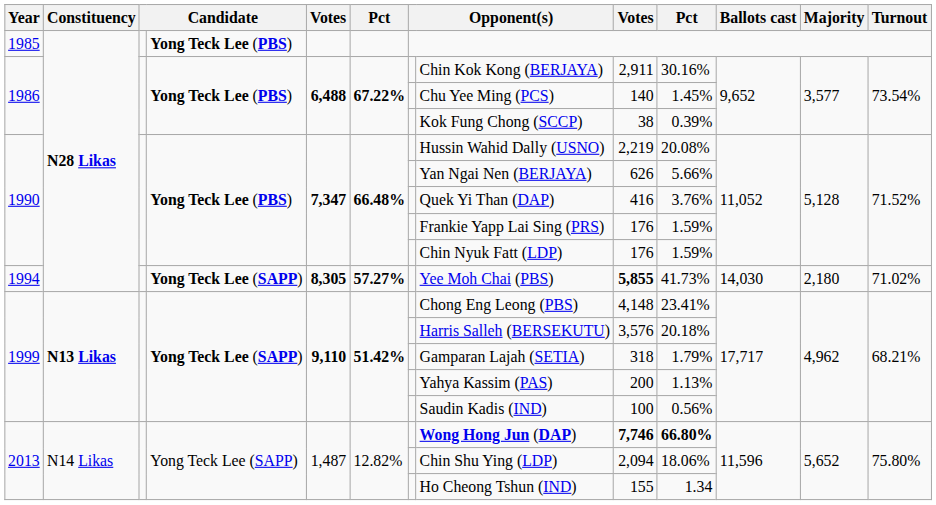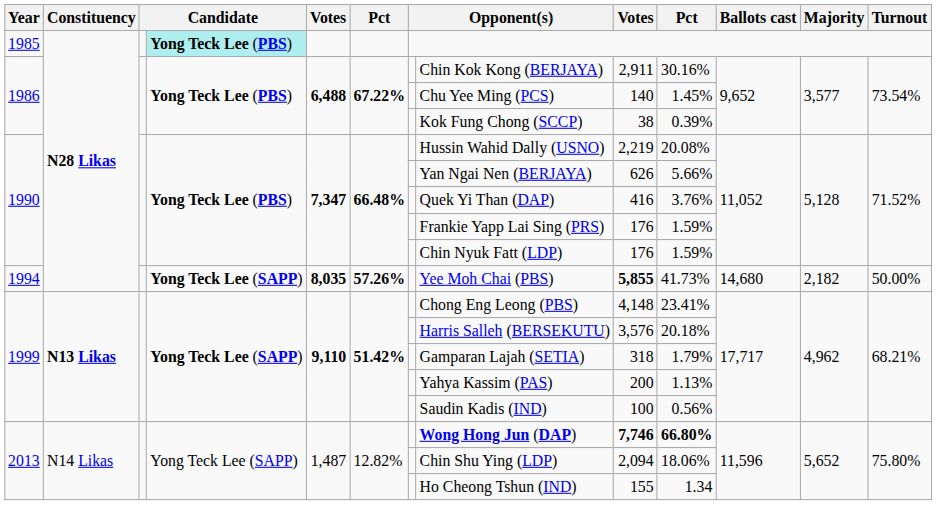(221, 43) no background -> (221, 43) paleturquoise background
(328, 278) 8,305 -> (328, 278) 8,035
(379, 278) 57.27% -> (379, 278) 57.26%
(741, 278) 14,030 -> (741, 278) 14,680
(822, 278) 2,180 -> (822, 278) 2,182
(896, 278) 71.02% -> (896, 278) 50.00%
